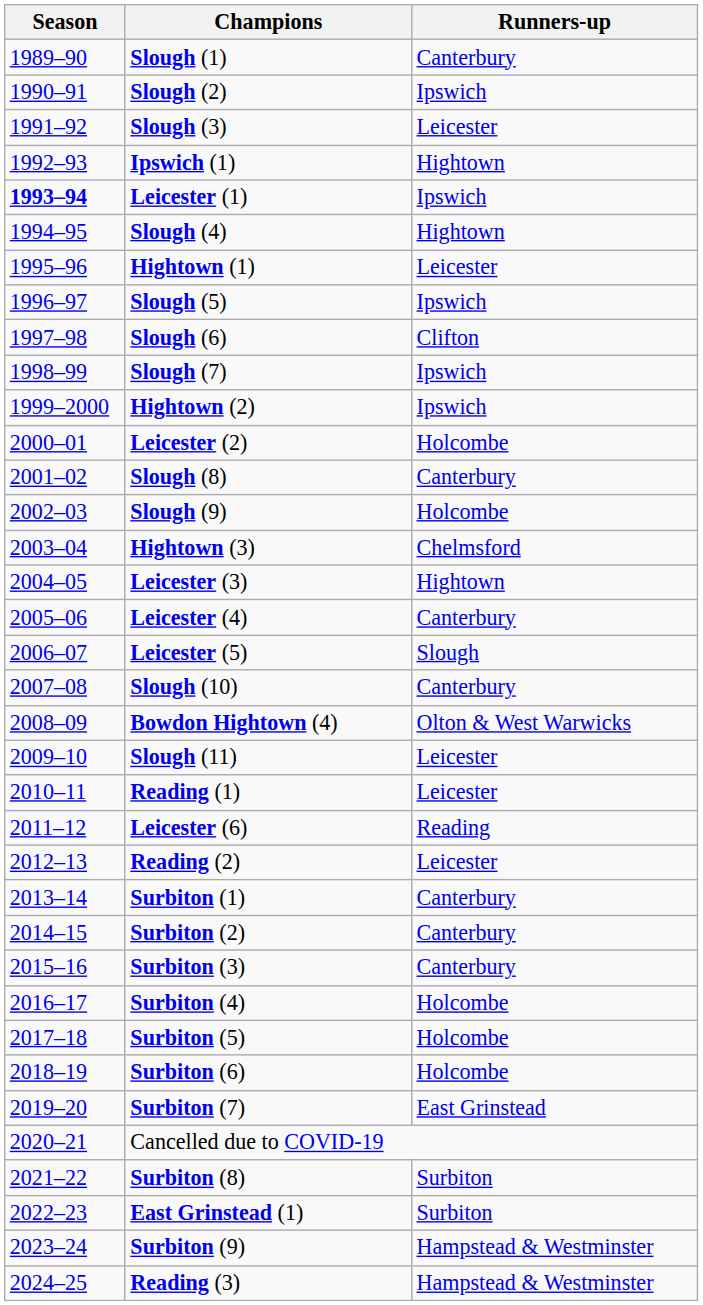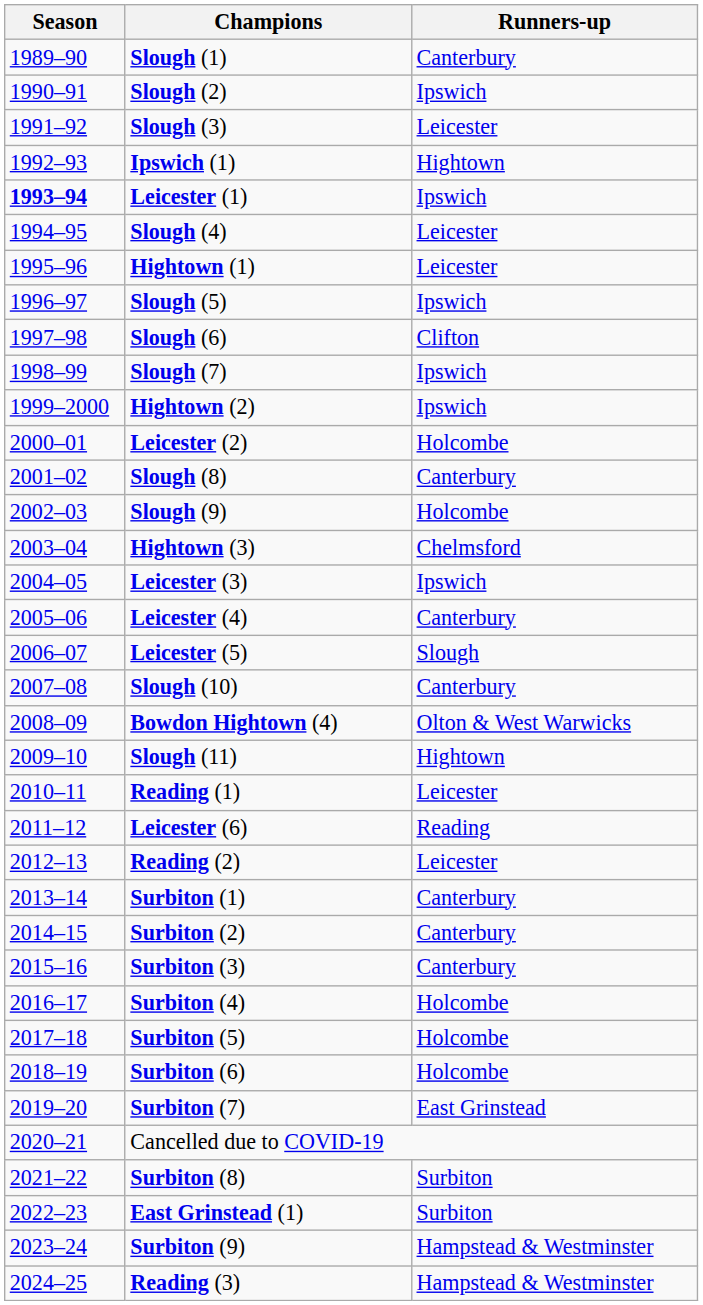(461, 232) Hightown -> (457, 232) Leicester
(461, 582) Hightown -> (451, 582) Ipswich
(457, 757) Leicester -> (461, 757) Hightown
